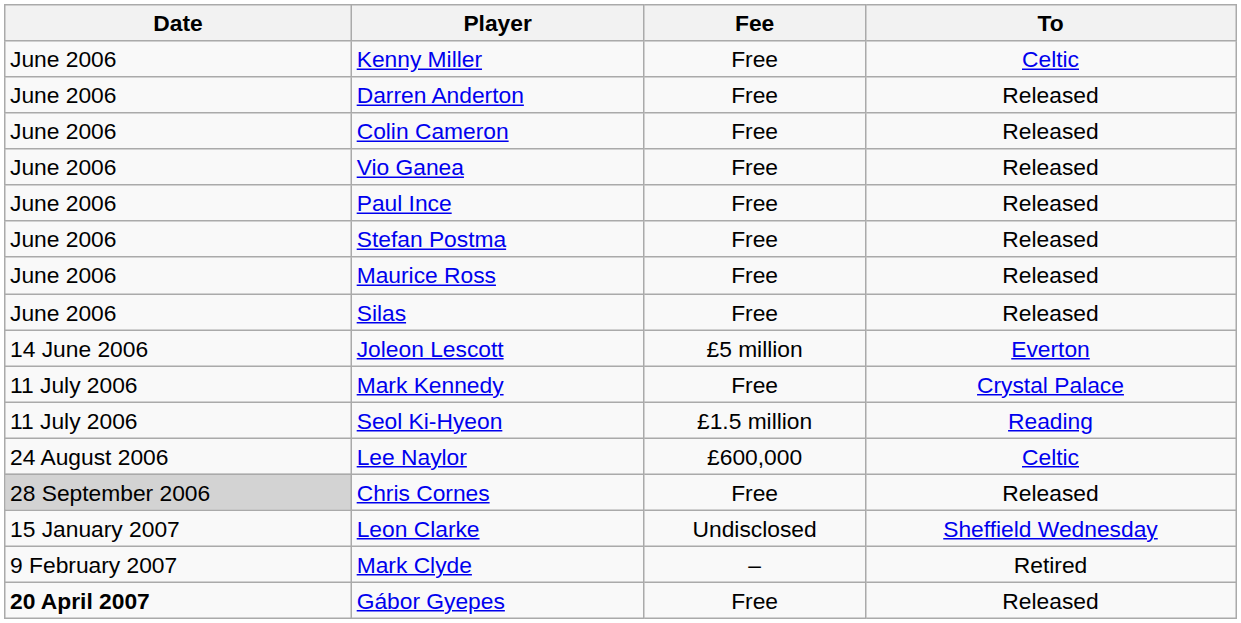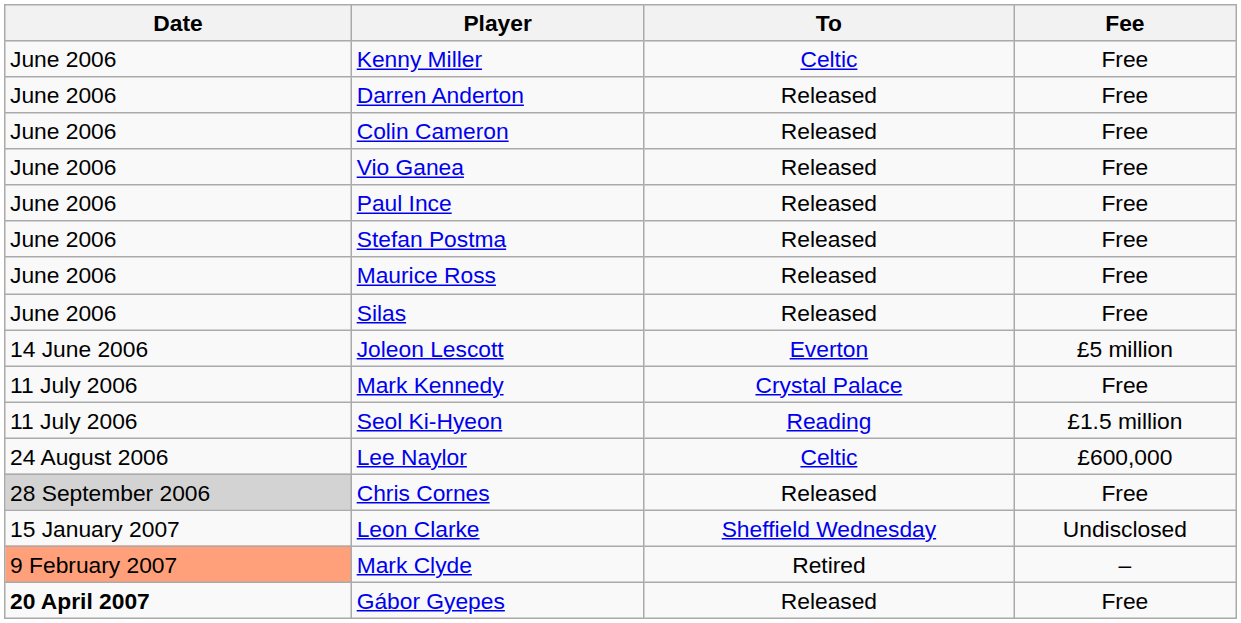columns swapped: (1051, 23) <-> (755, 23)
(94, 564) no background -> (94, 564) lightsalmon background
